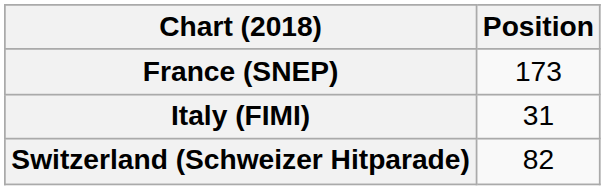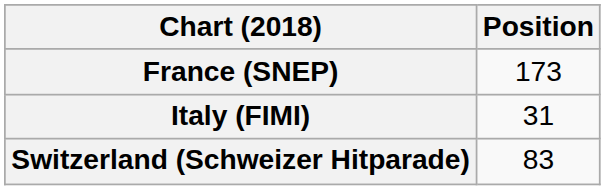(538, 160) 82 -> (538, 160) 83
